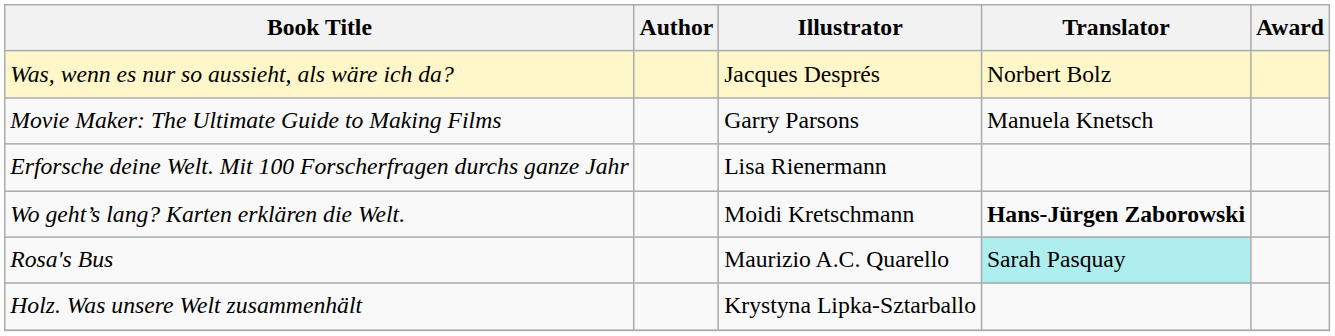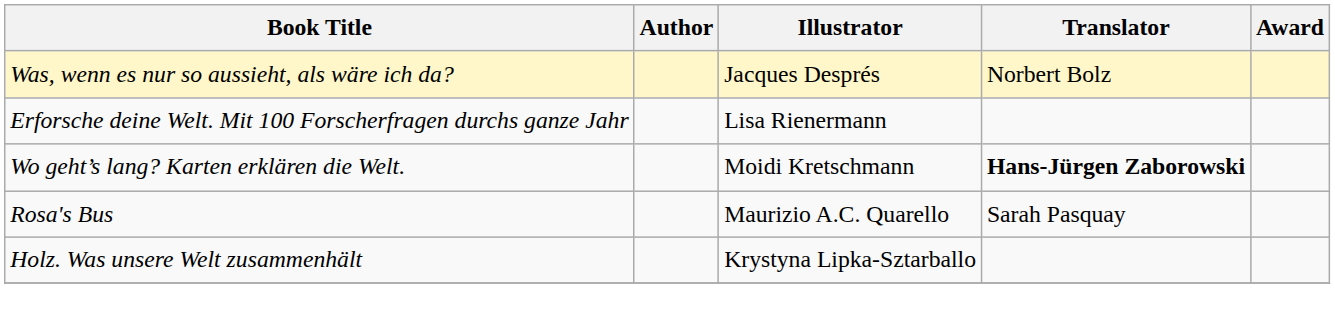- row: (256, 120)
(1056, 259) paleturquoise background -> (1056, 213) no background
